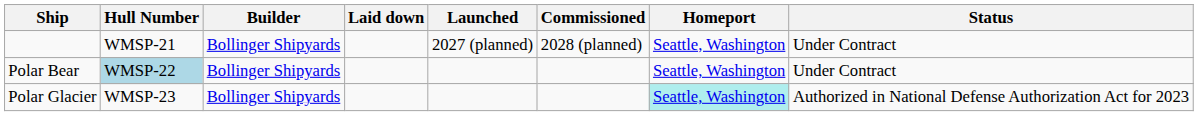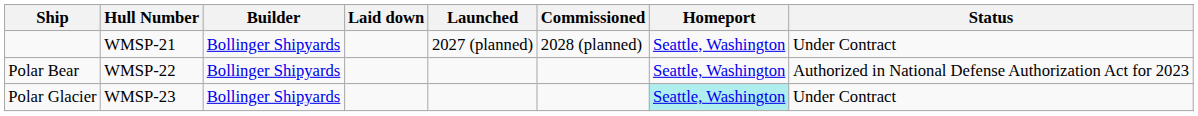(140, 70) lightblue background -> (140, 70) no background
(845, 70) Under Contract -> (991, 70) Authorized in National Defense Authorization Act for 2023
(991, 96) Authorized in National Defense Authorization Act for 2023 -> (845, 96) Under Contract
